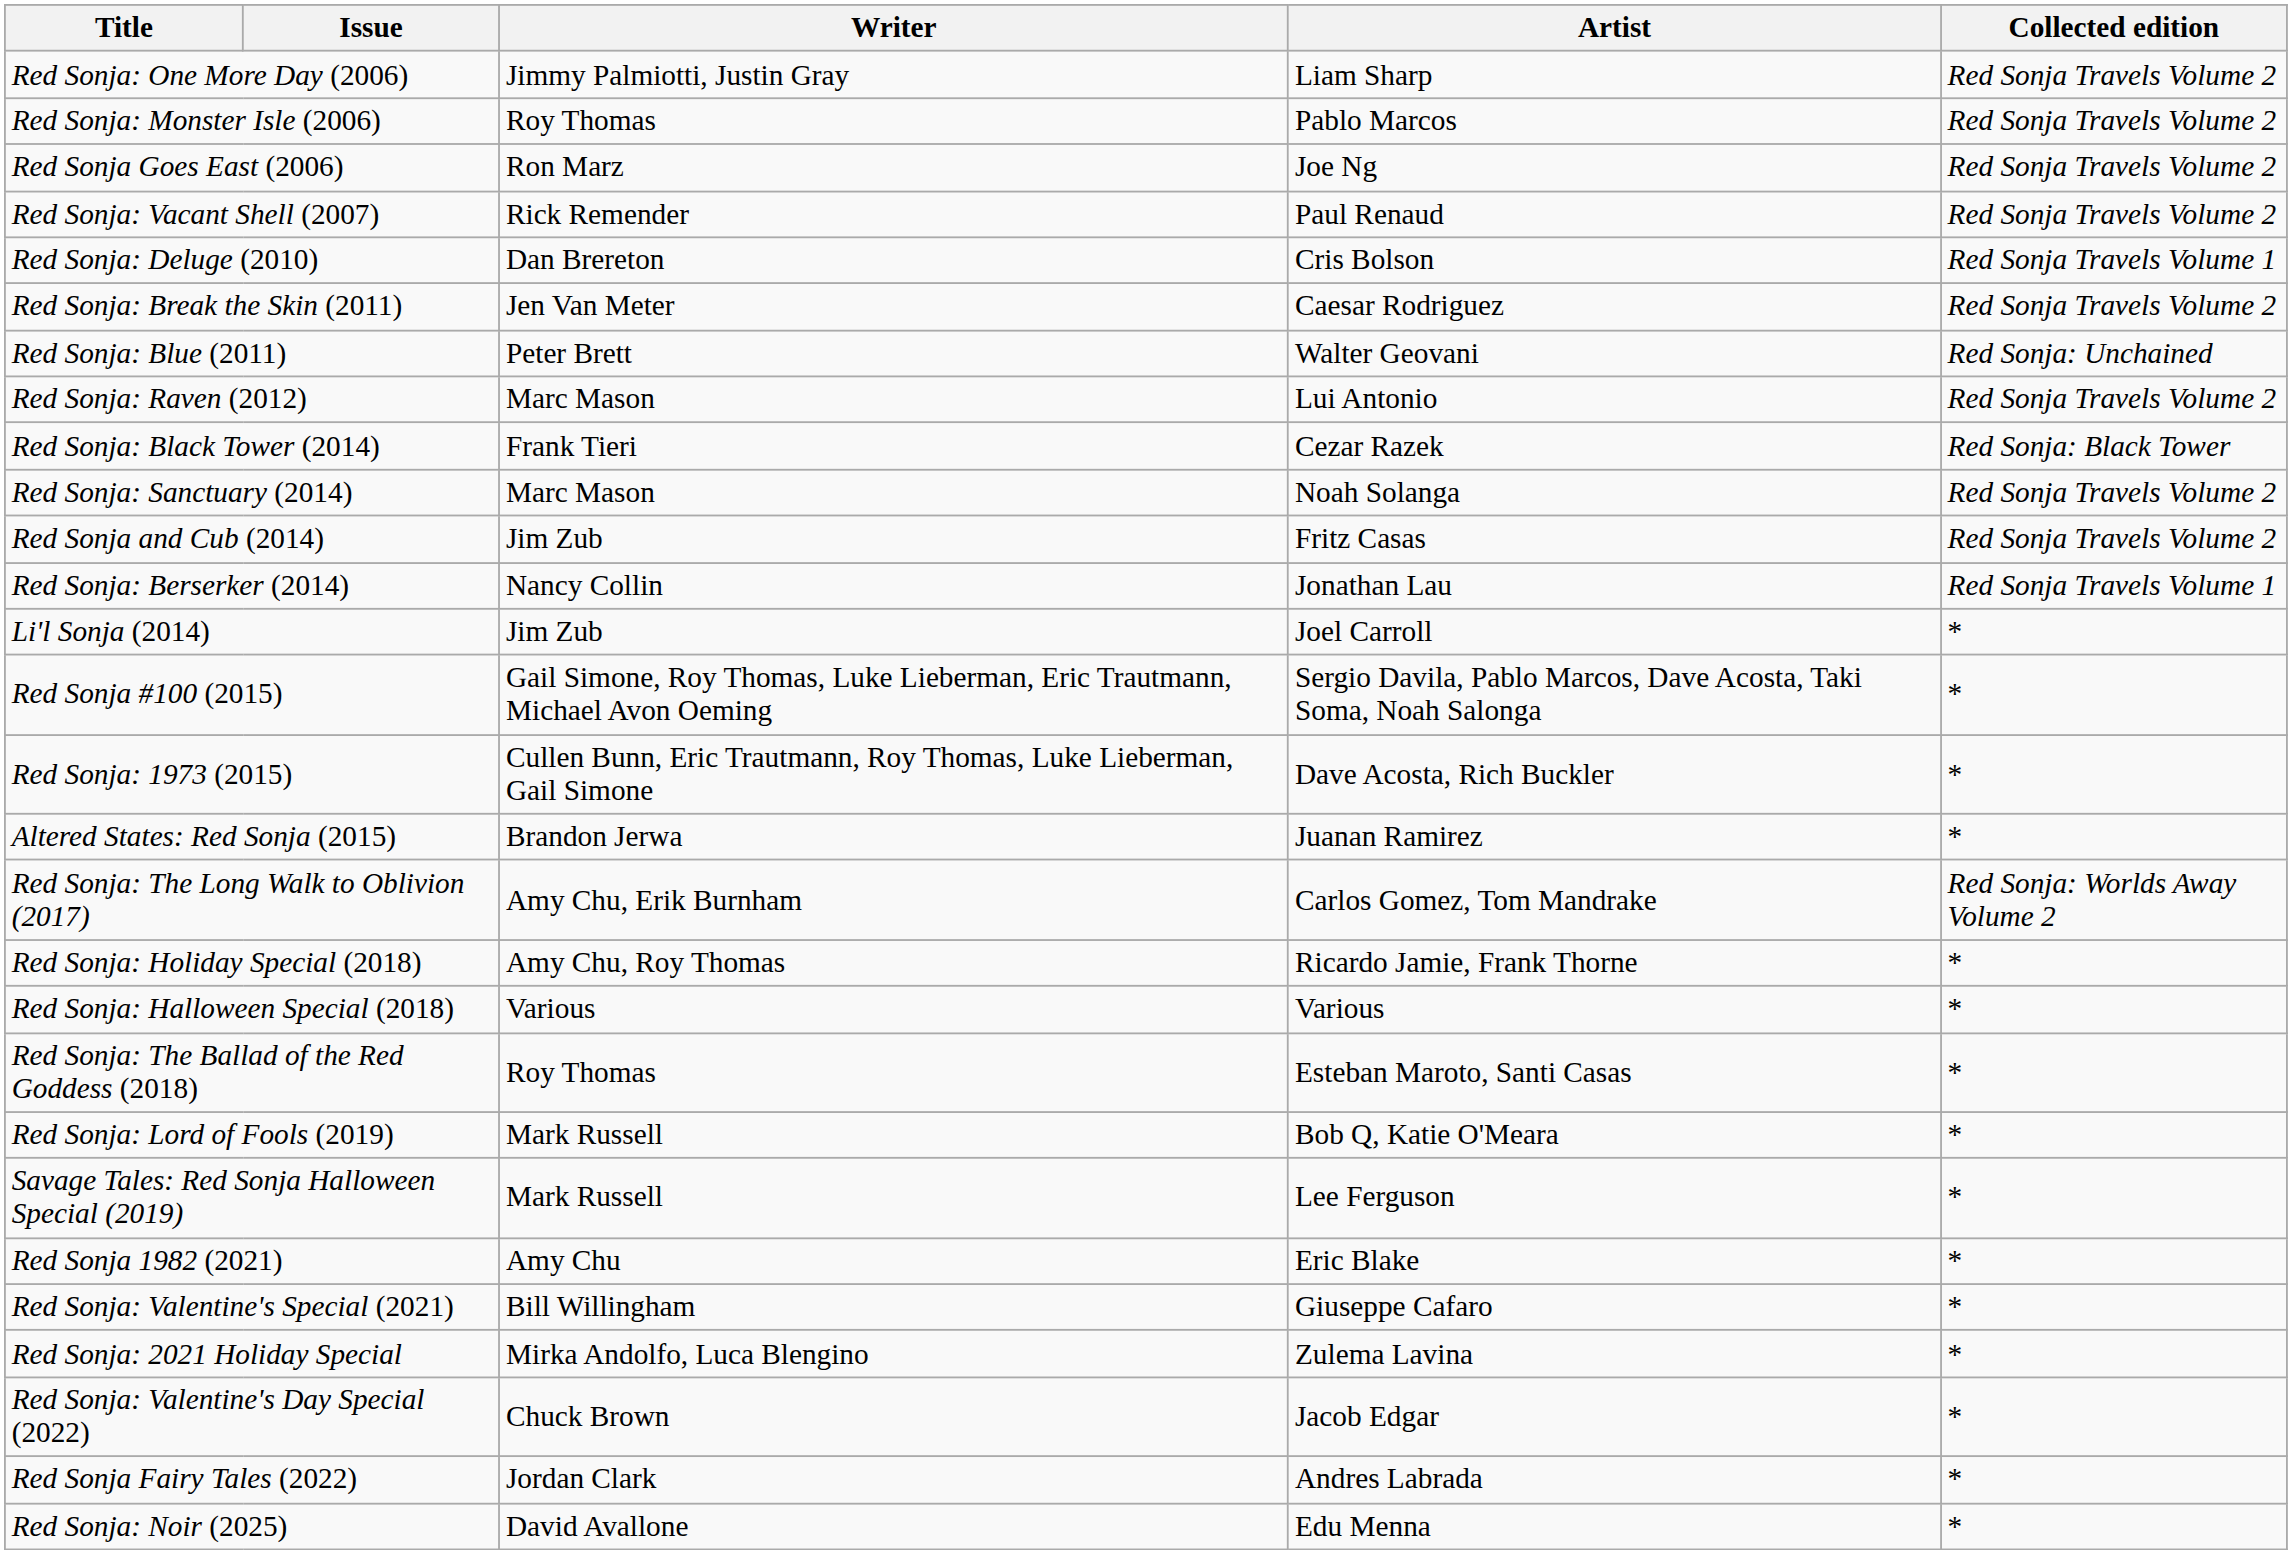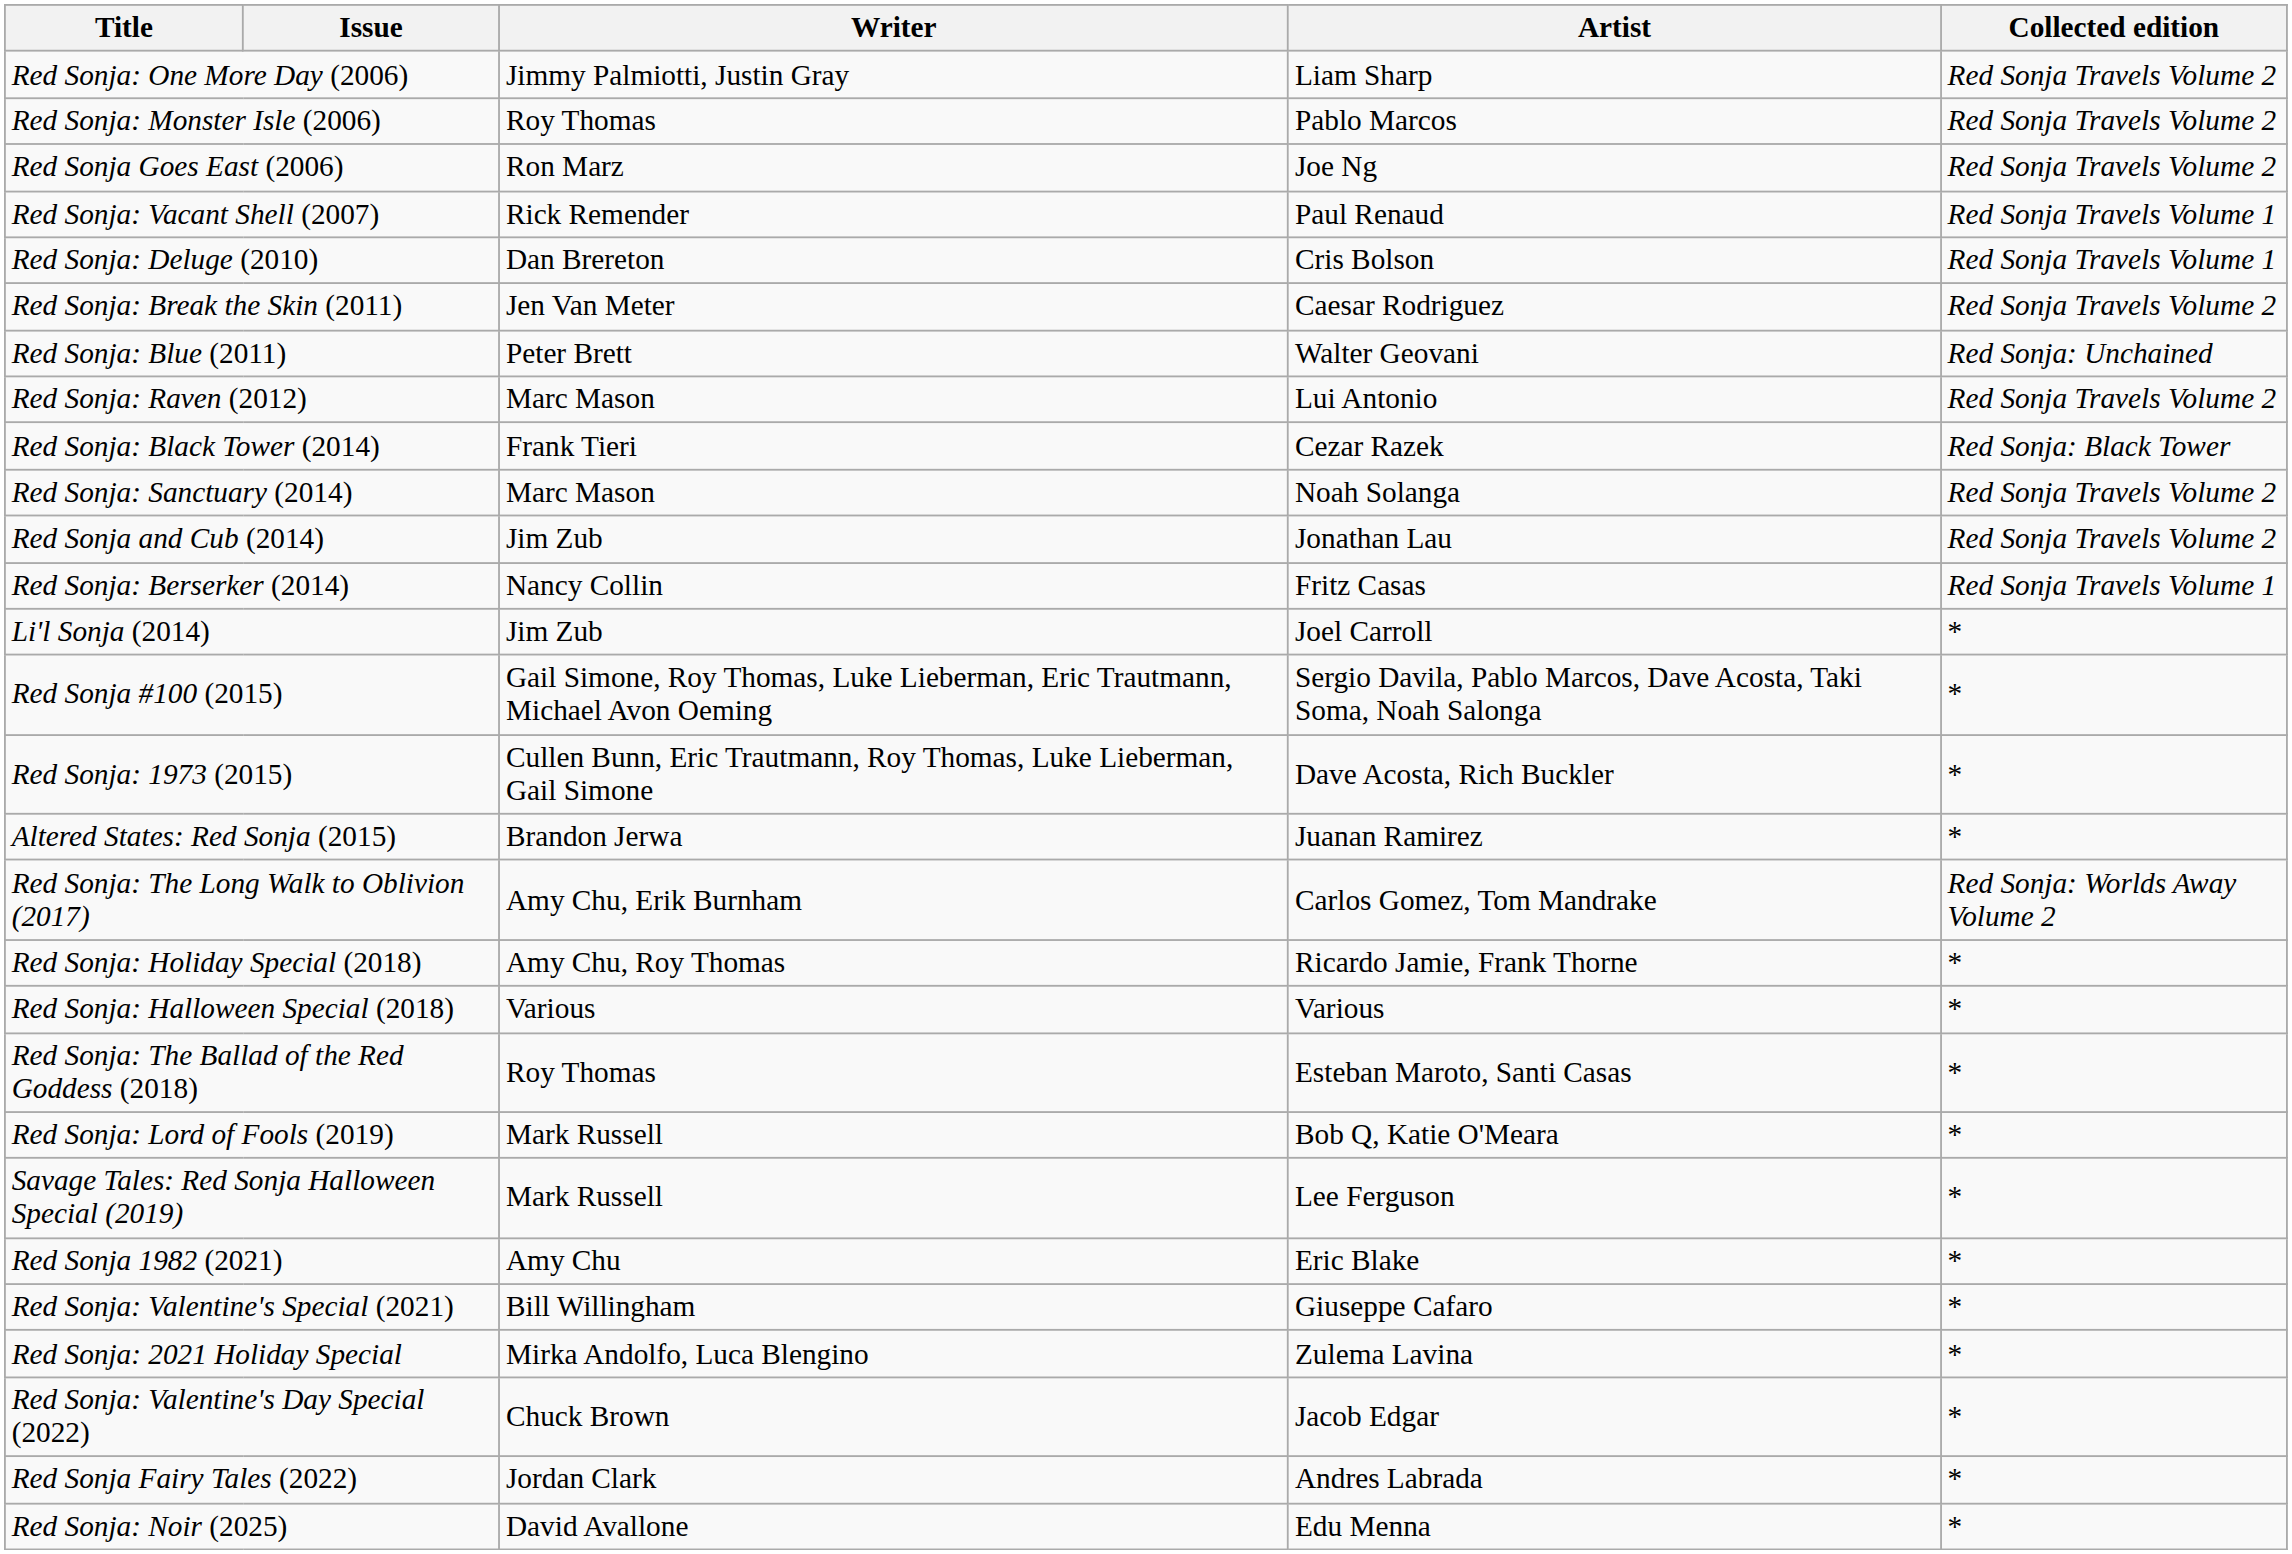(2112, 213) Red Sonja Travels Volume 2 -> (2112, 213) Red Sonja Travels Volume 1
(1360, 538) Fritz Casas -> (1373, 538) Jonathan Lau
(1373, 584) Jonathan Lau -> (1360, 584) Fritz Casas
